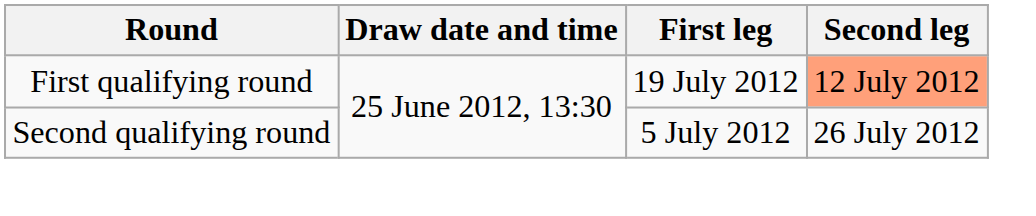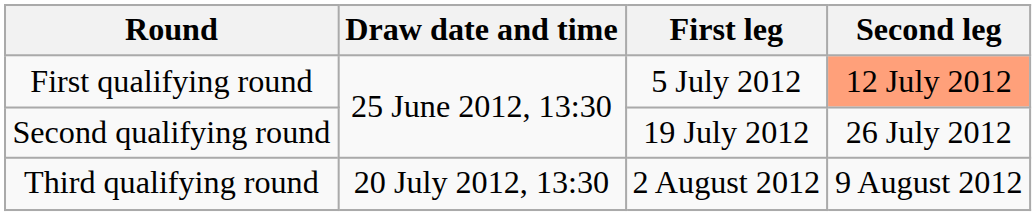(716, 81) 19 July 2012 -> (726, 81) 5 July 2012
(716, 132) 5 July 2012 -> (726, 132) 19 July 2012
+ row: (171, 183)
